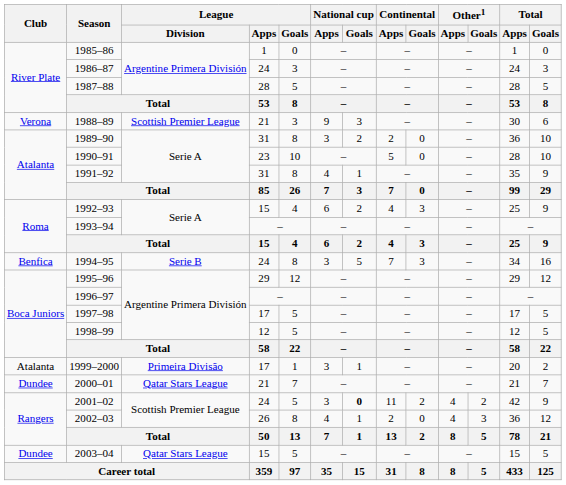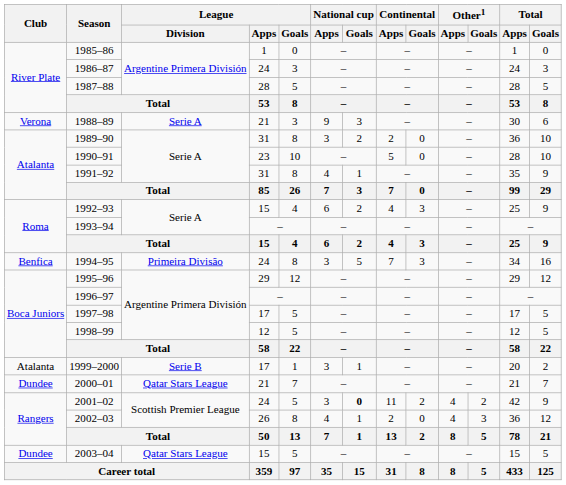(185, 121) Scottish Premier League -> (185, 121) Serie A
(185, 261) Serie B -> (185, 261) Primeira Divisão
(185, 366) Primeira Divisão -> (185, 366) Serie B
